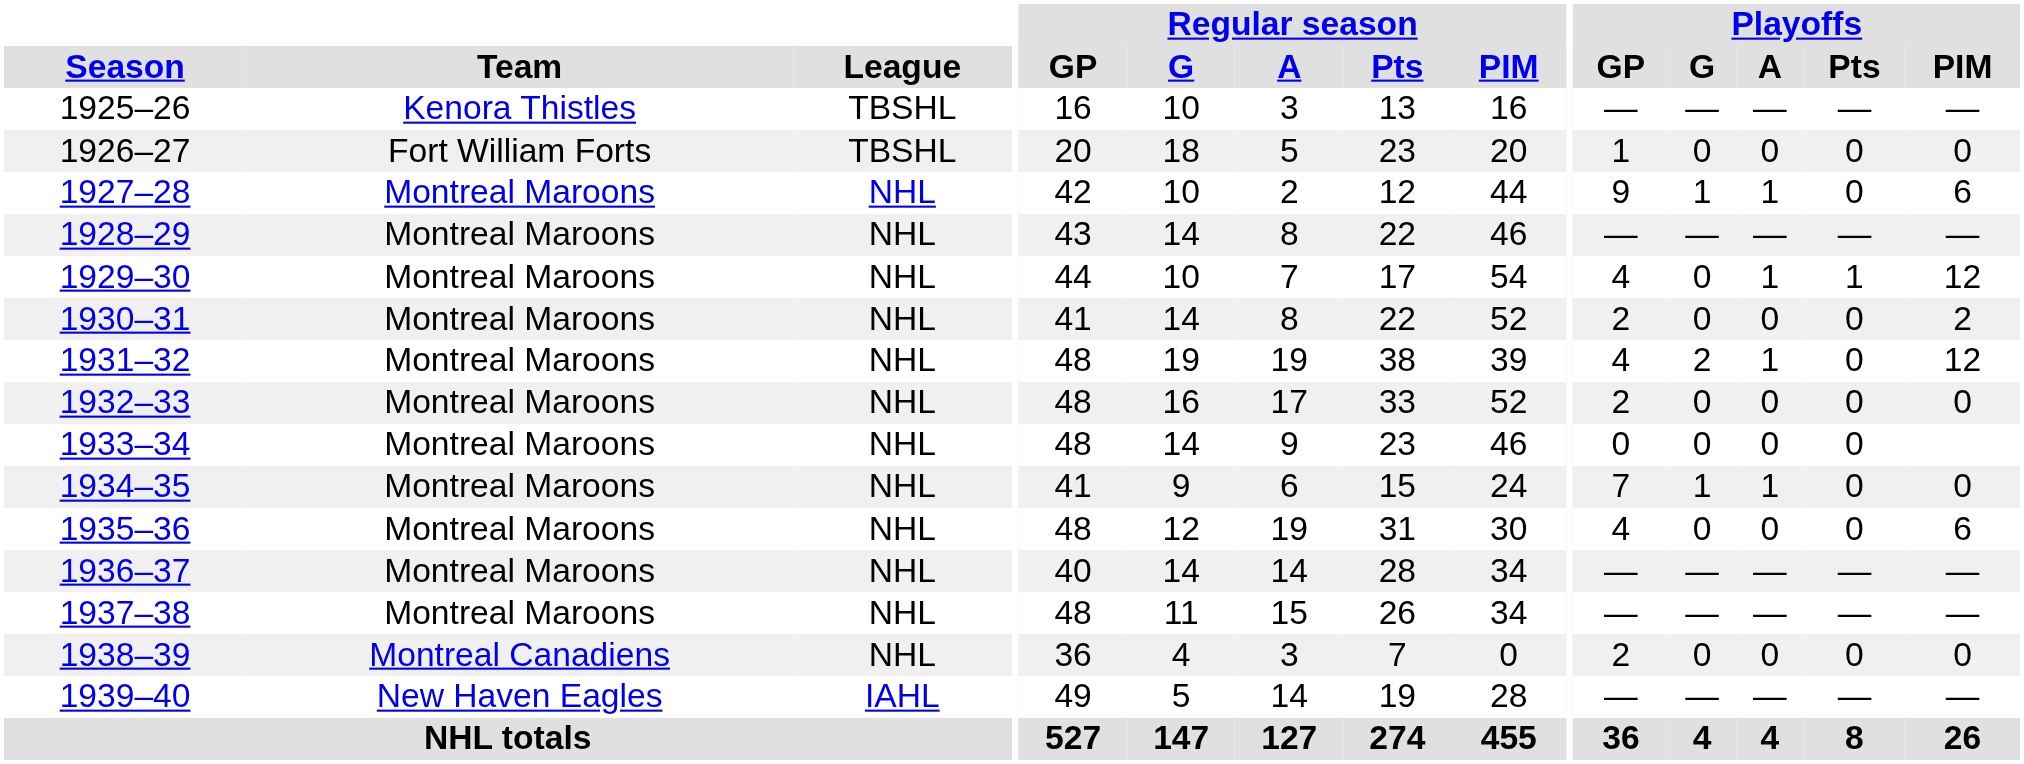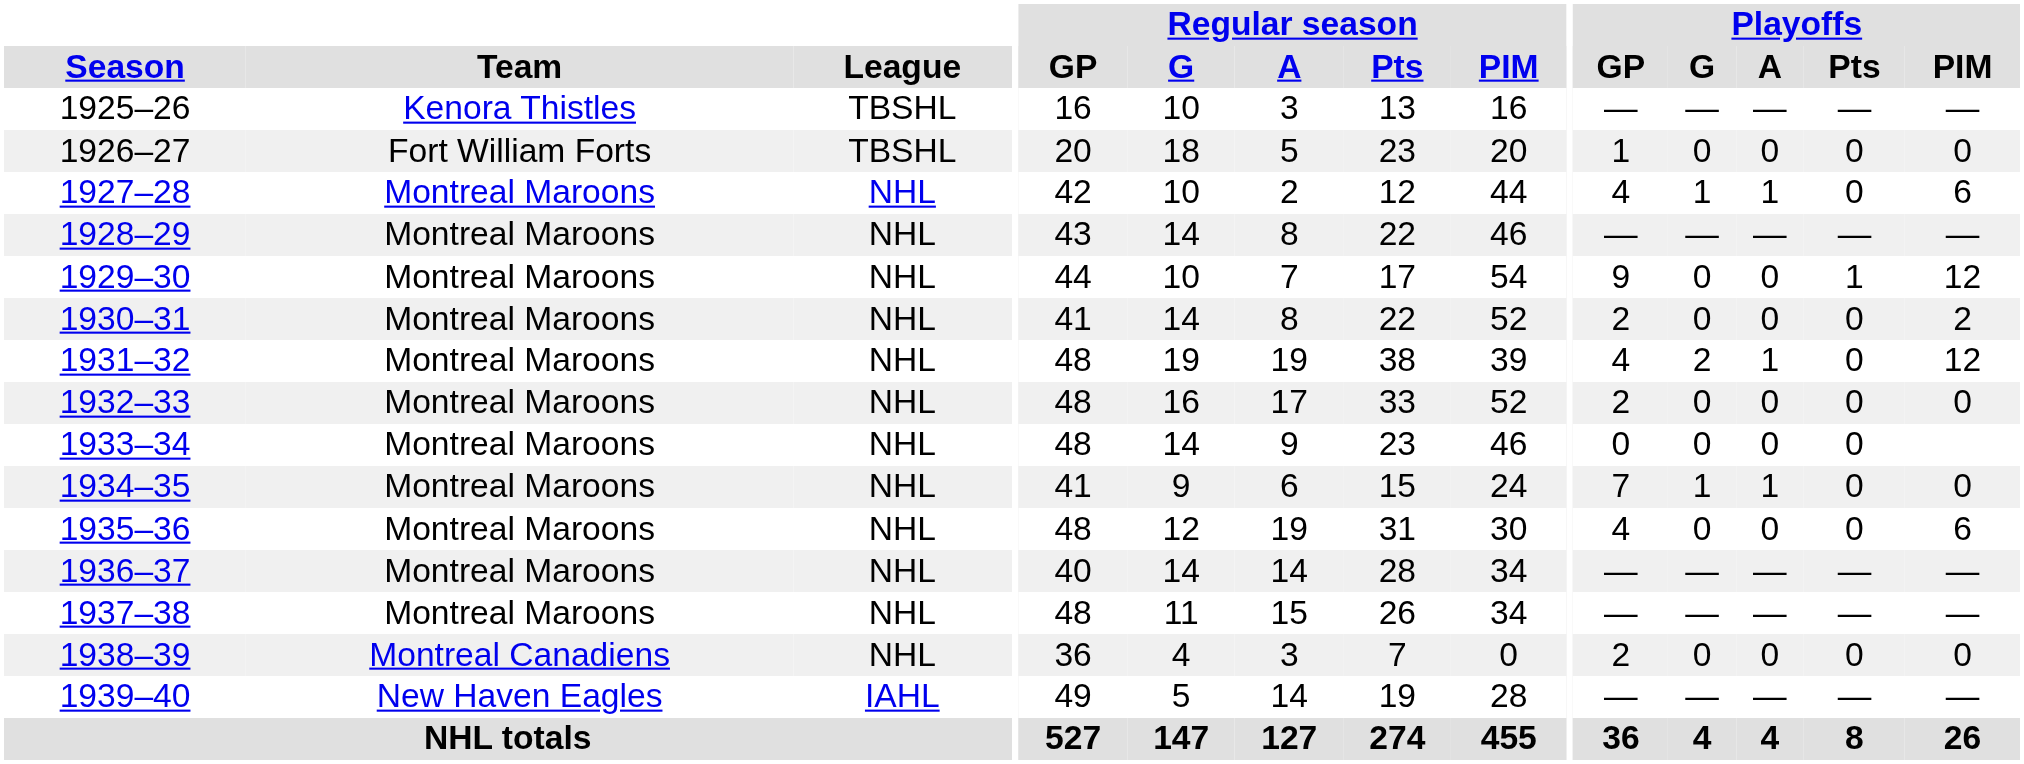(1621, 192) 9 -> (1621, 192) 4
(1621, 276) 4 -> (1621, 276) 9
(1770, 276) 1 -> (1770, 276) 0
